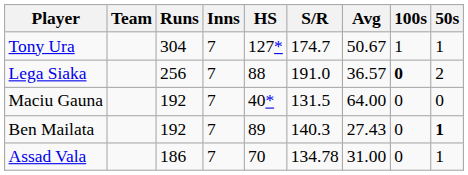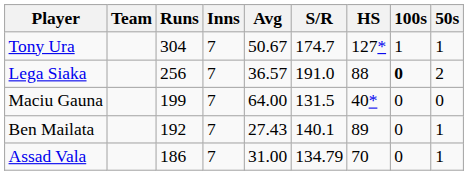columns swapped: (366, 18) <-> (265, 18)
(173, 101) 192 -> (173, 101) 199
(310, 128) 140.3 -> (315, 128) 140.1
(439, 128) bold -> (439, 128) normal
(315, 156) 134.78 -> (319, 156) 134.79
